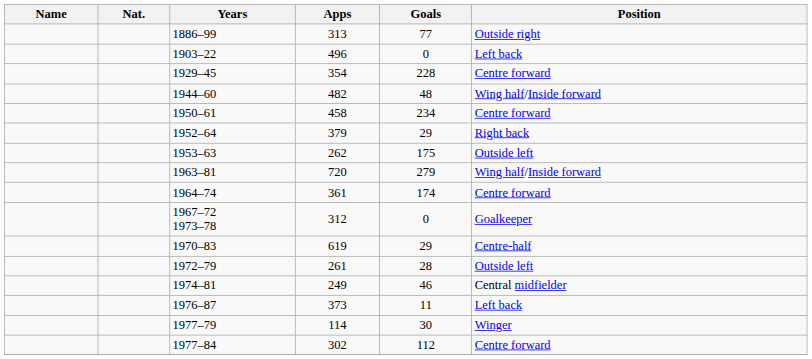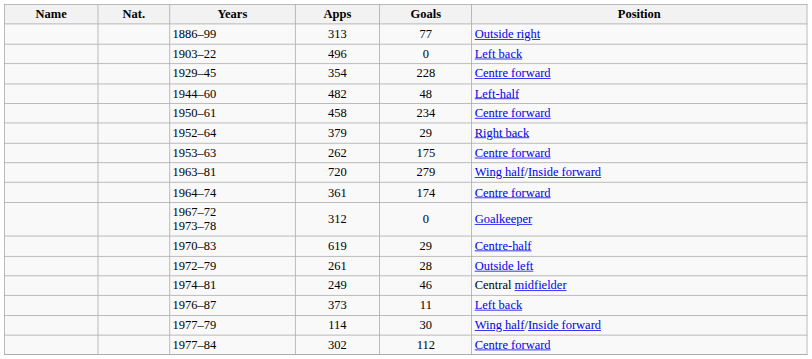(538, 93) Wing half/Inside forward -> (497, 93) Left-half
(504, 152) Outside left -> (513, 152) Centre forward
(493, 325) Winger -> (538, 325) Wing half/Inside forward
